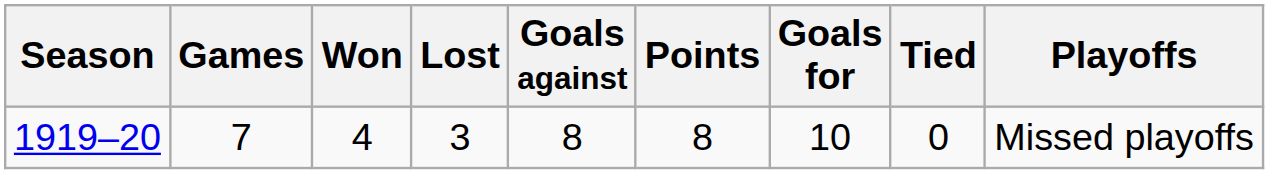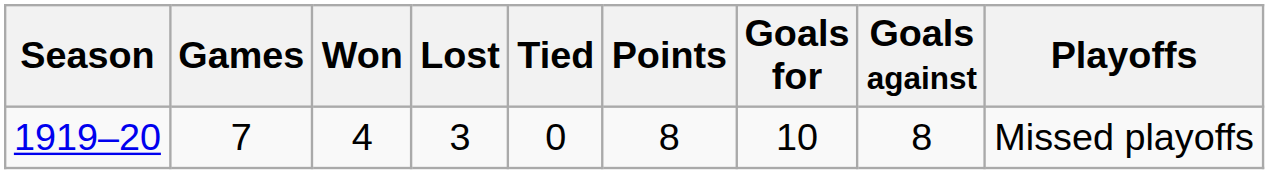columns swapped: (938, 55) <-> (572, 55)
